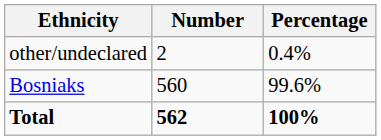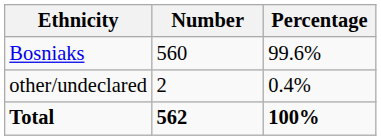rows swapped: (47, 85) <-> (78, 53)
